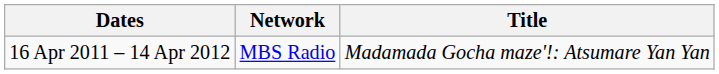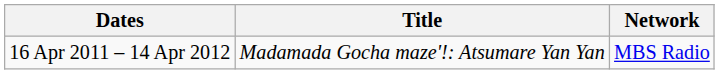columns swapped: (527, 20) <-> (287, 20)
